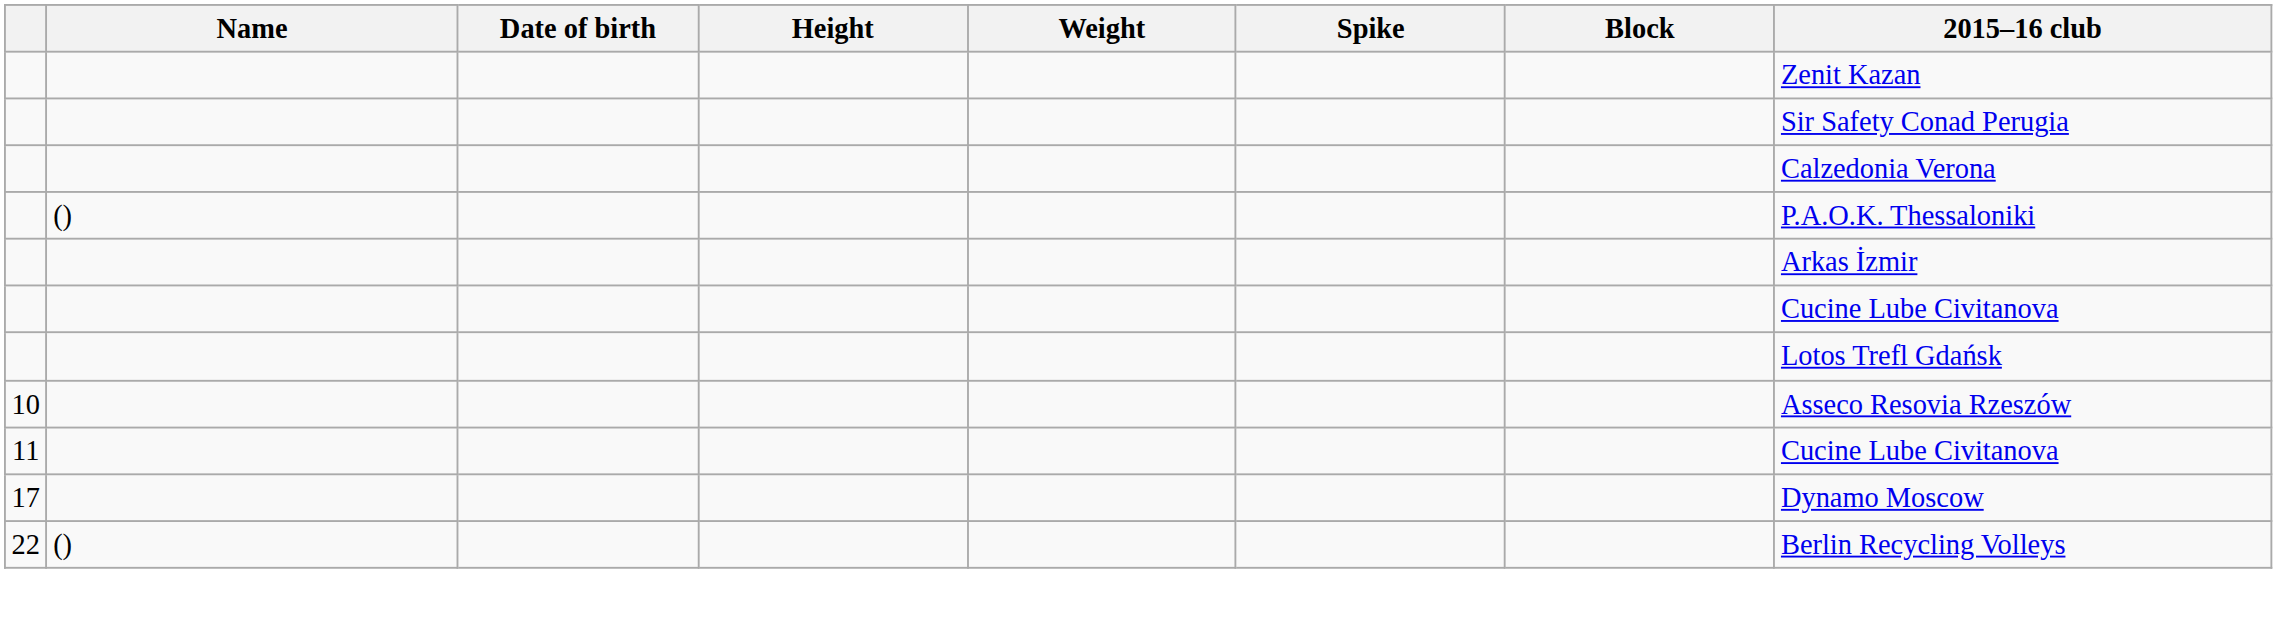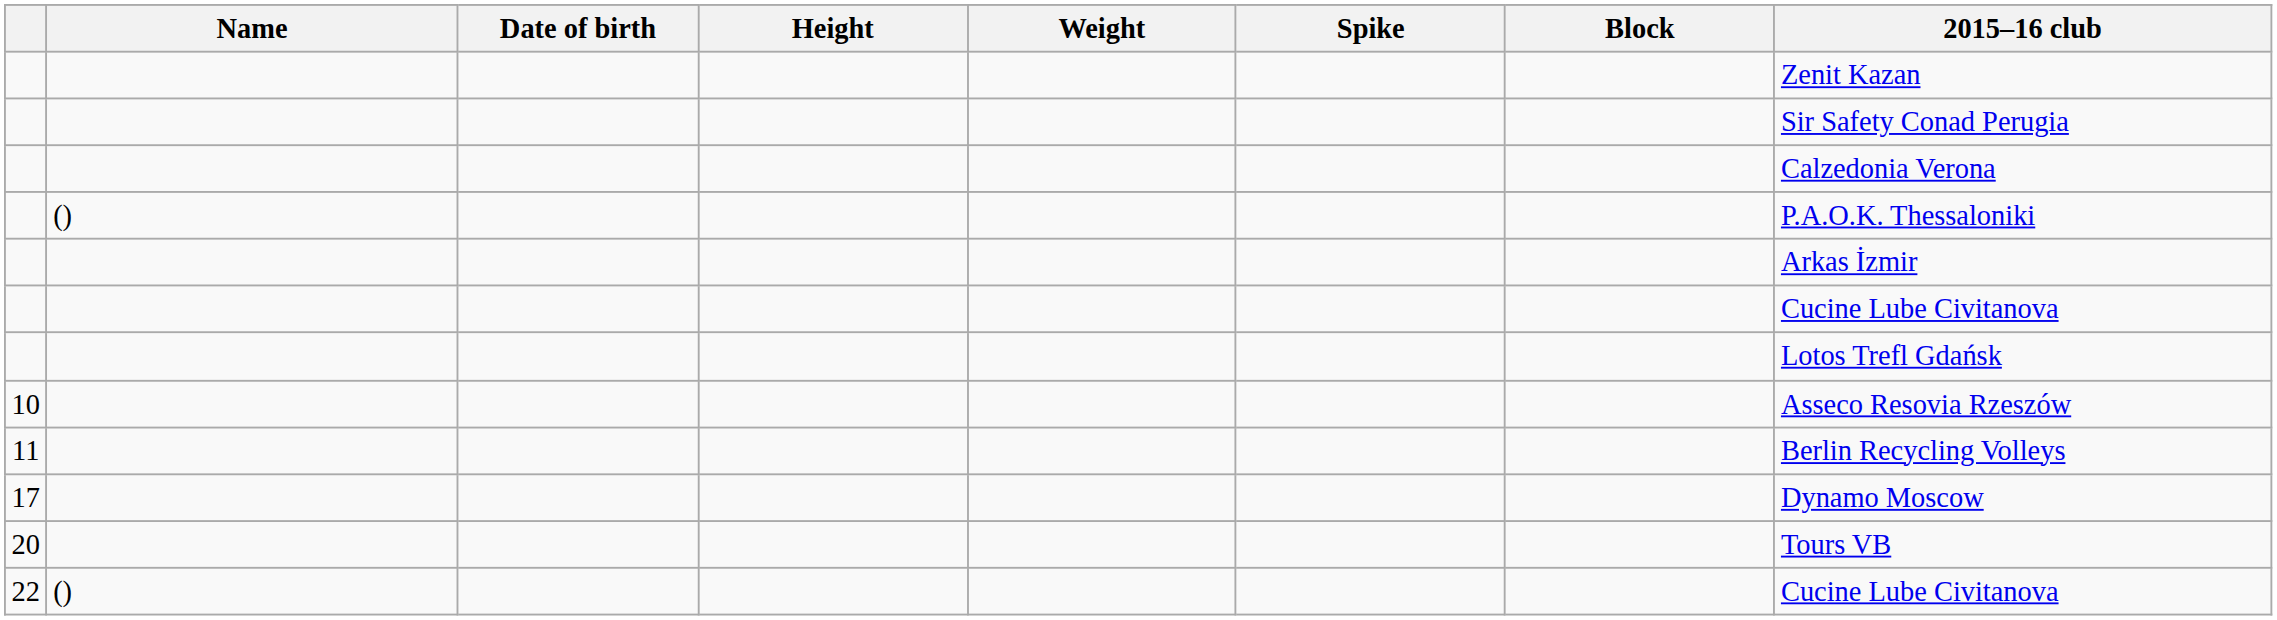(1920, 449) Cucine Lube Civitanova -> (1923, 449) Berlin Recycling Volleys
+ row: (26, 543)
(1923, 543) Berlin Recycling Volleys -> (1920, 590) Cucine Lube Civitanova
